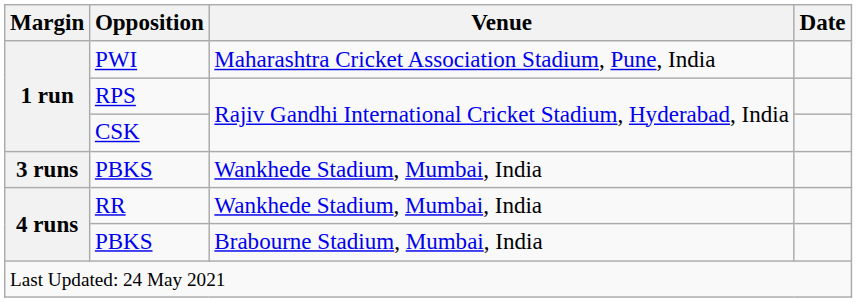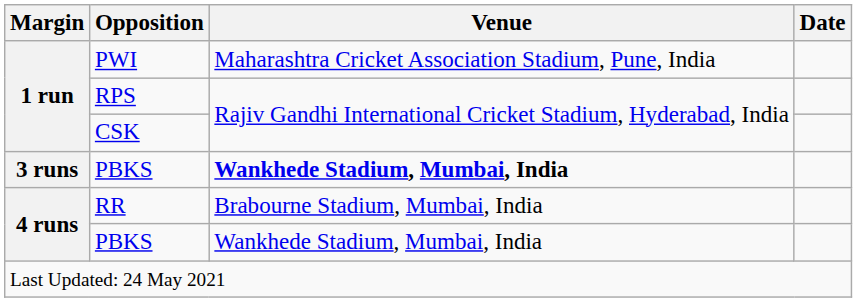(378, 168) normal -> (391, 168) bold
(378, 205) Wankhede Stadium, Mumbai, India -> (378, 205) Brabourne Stadium, Mumbai, India
(378, 242) Brabourne Stadium, Mumbai, India -> (378, 242) Wankhede Stadium, Mumbai, India
